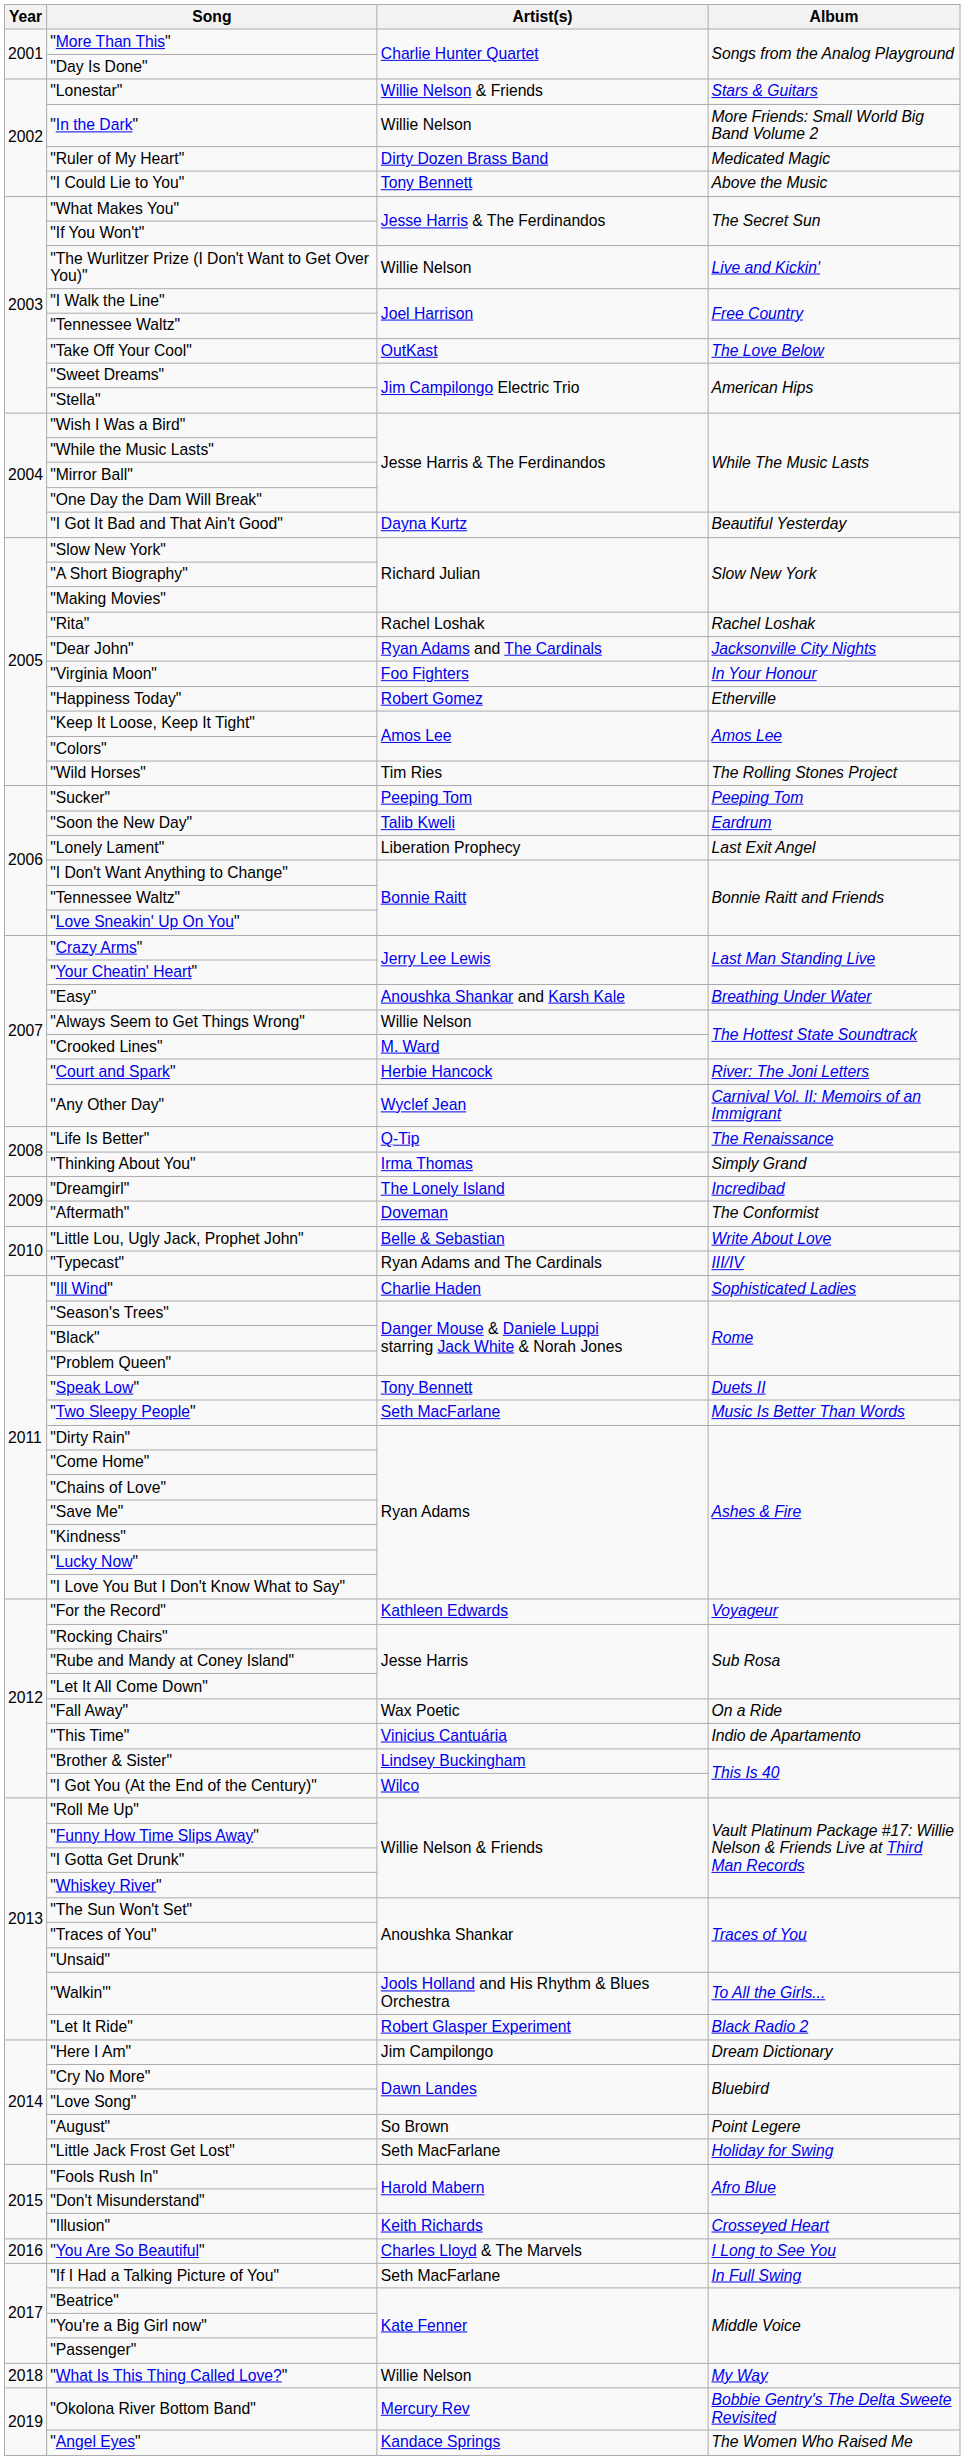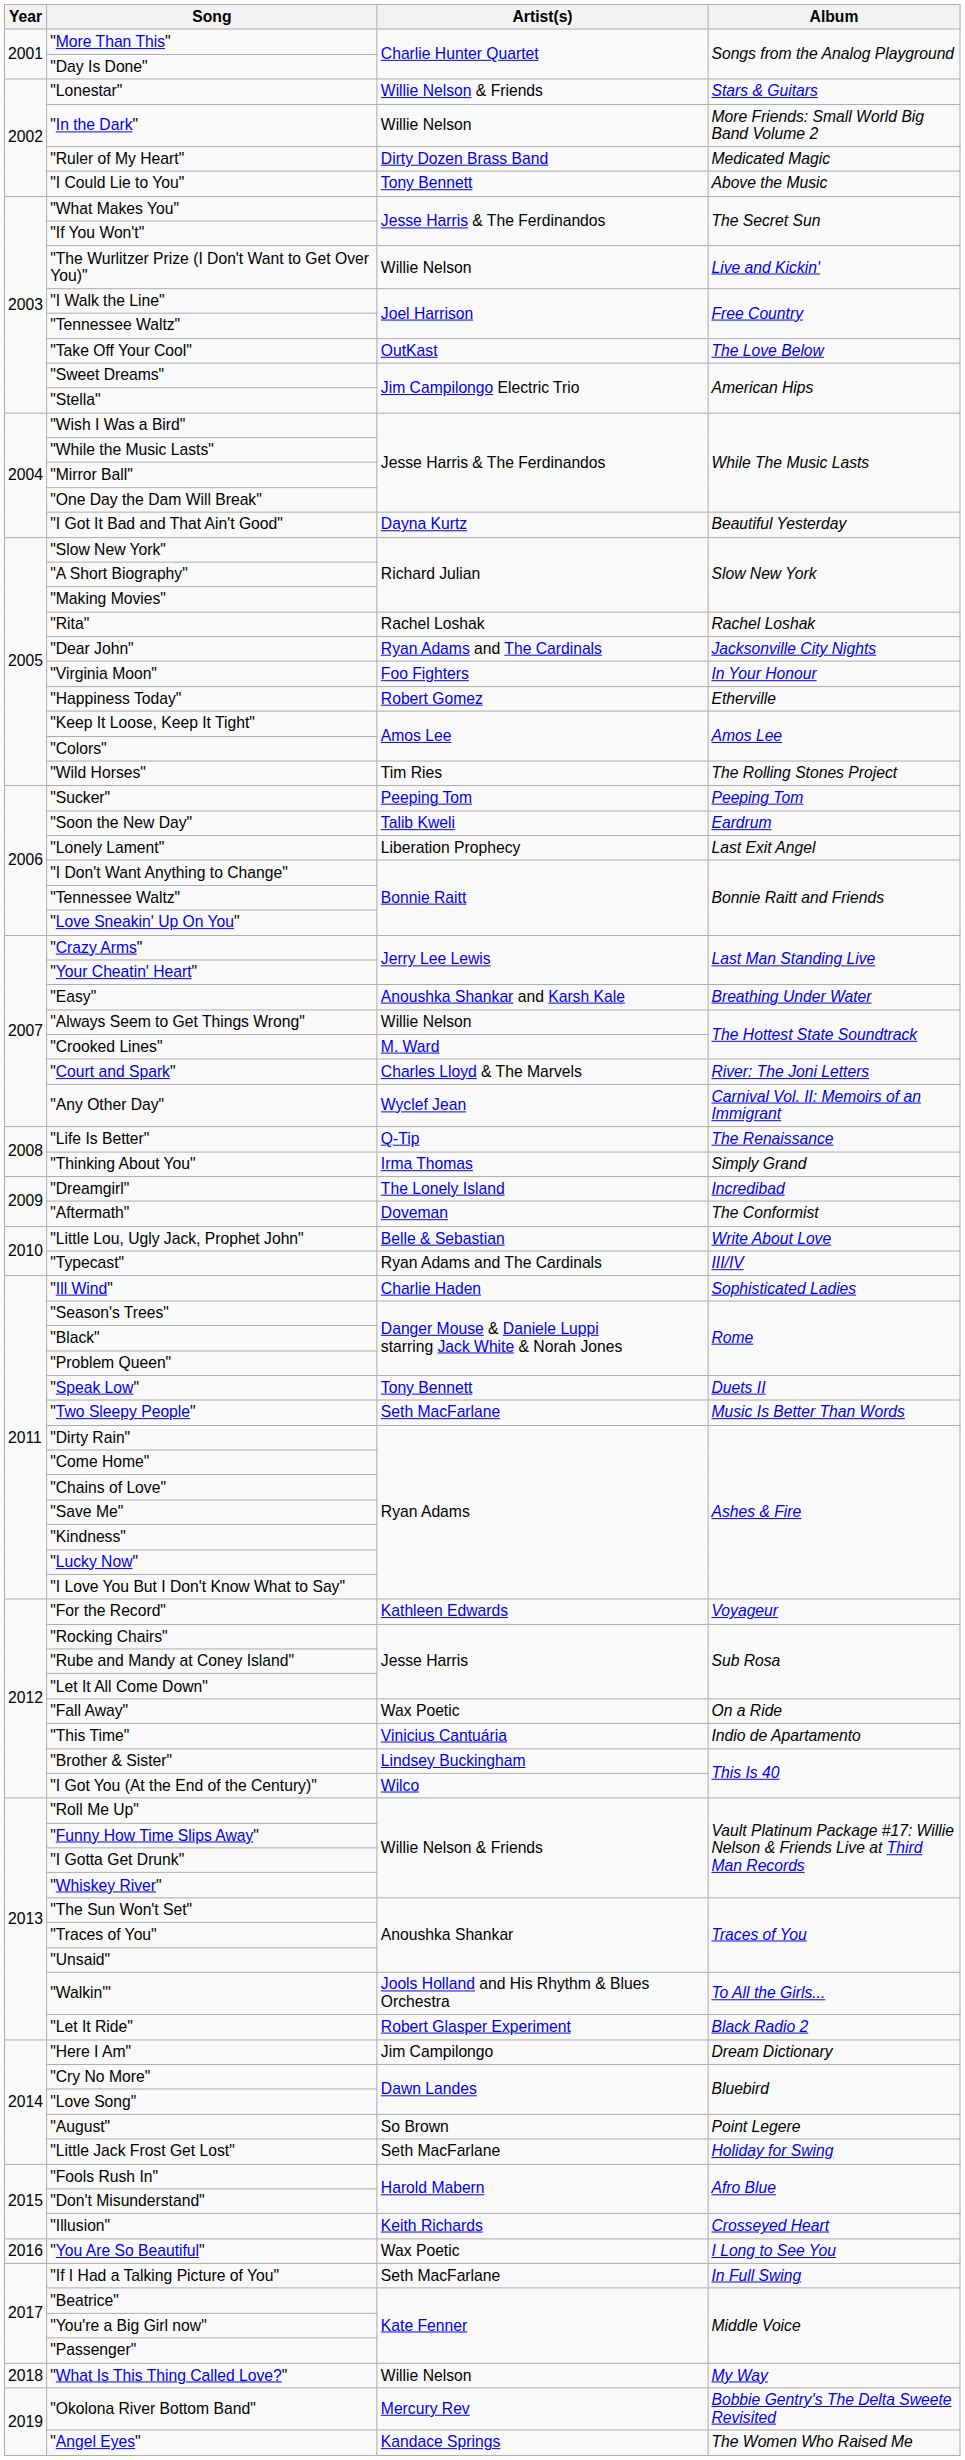(437, 1071) Herbie Hancock -> (481, 1071) Charles Lloyd & The Marvels
(481, 2250) Charles Lloyd & The Marvels -> (420, 2250) Wax Poetic
